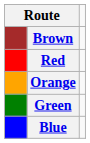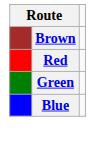- row: (53, 82)
